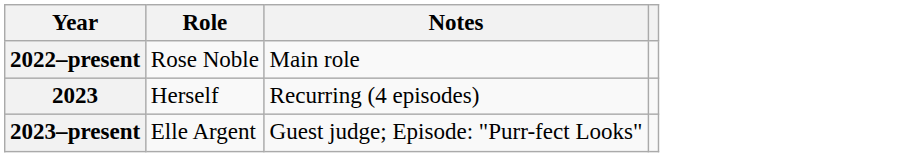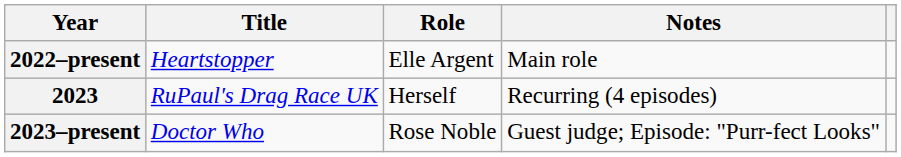+ column: (264, 22)
(205, 59) Rose Noble -> (441, 59) Elle Argent
(203, 132) Elle Argent -> (442, 132) Rose Noble
